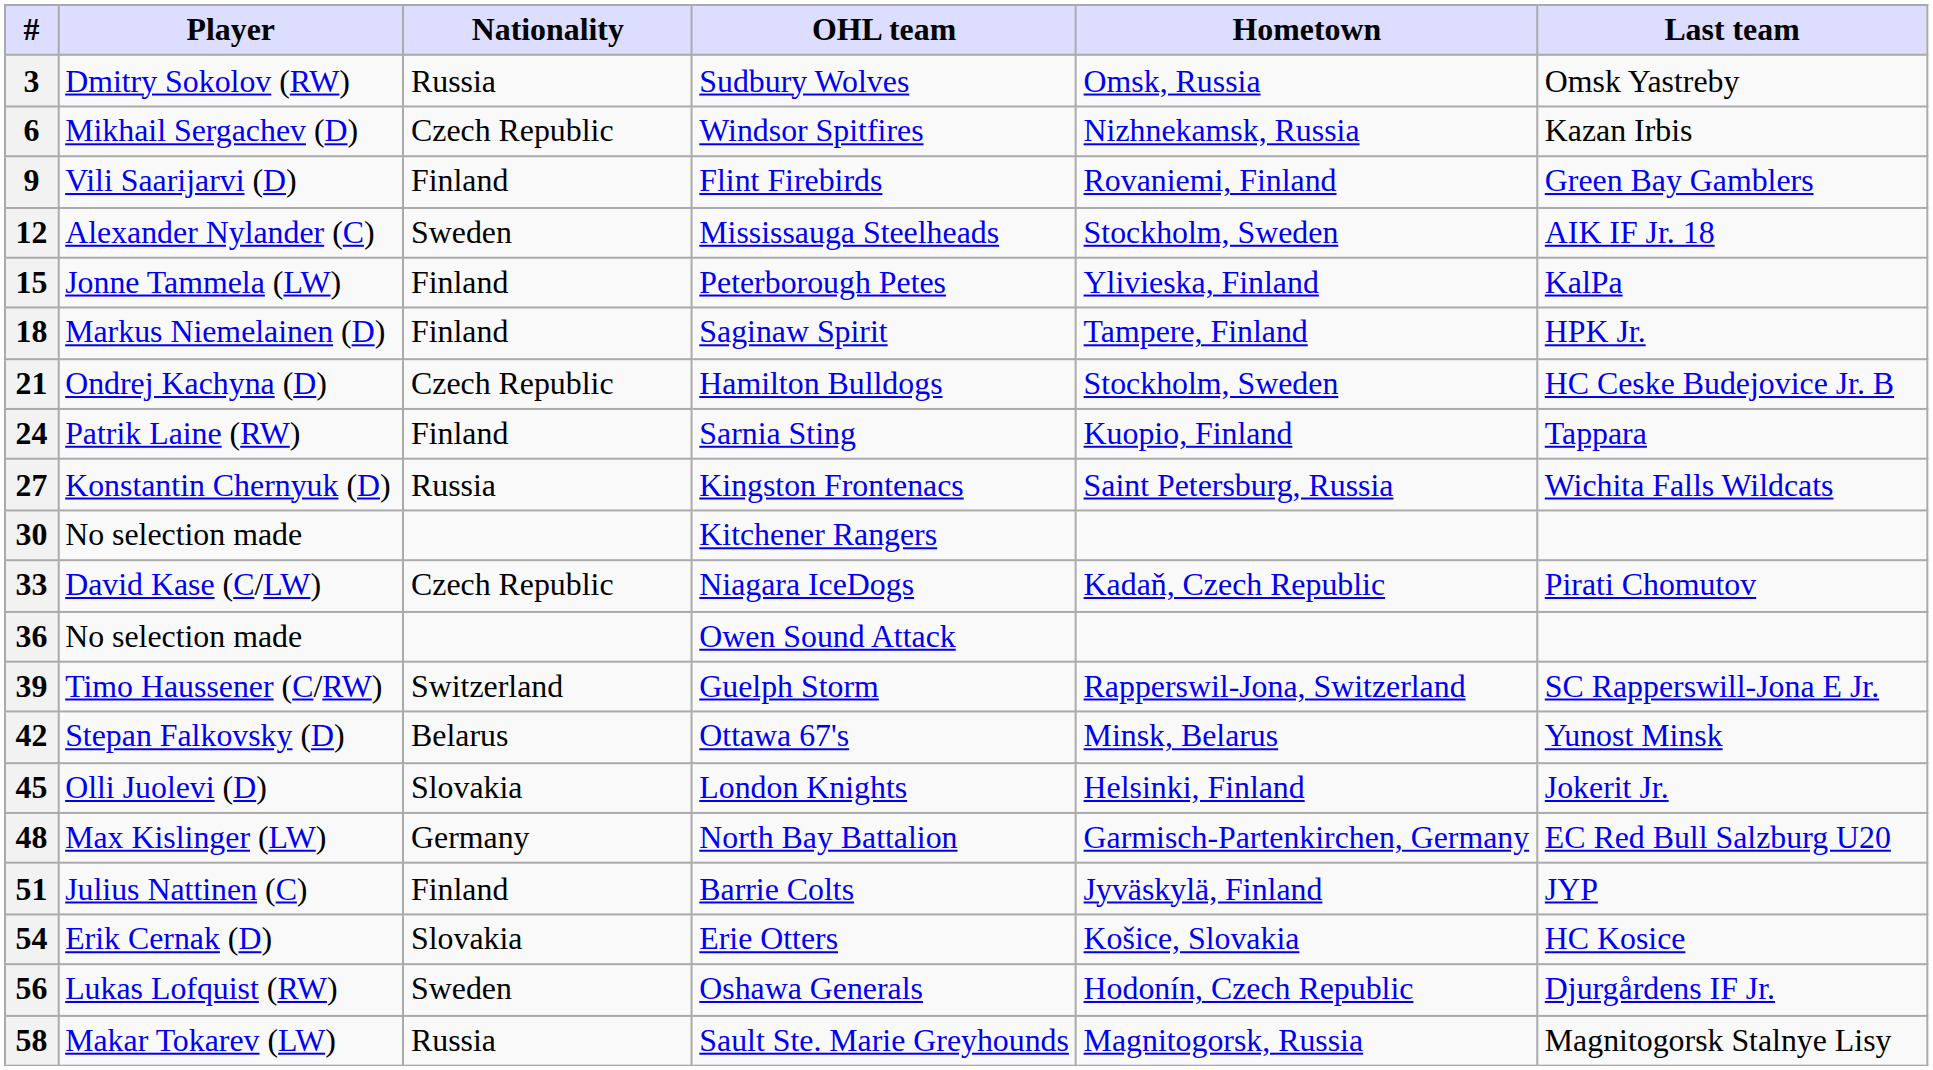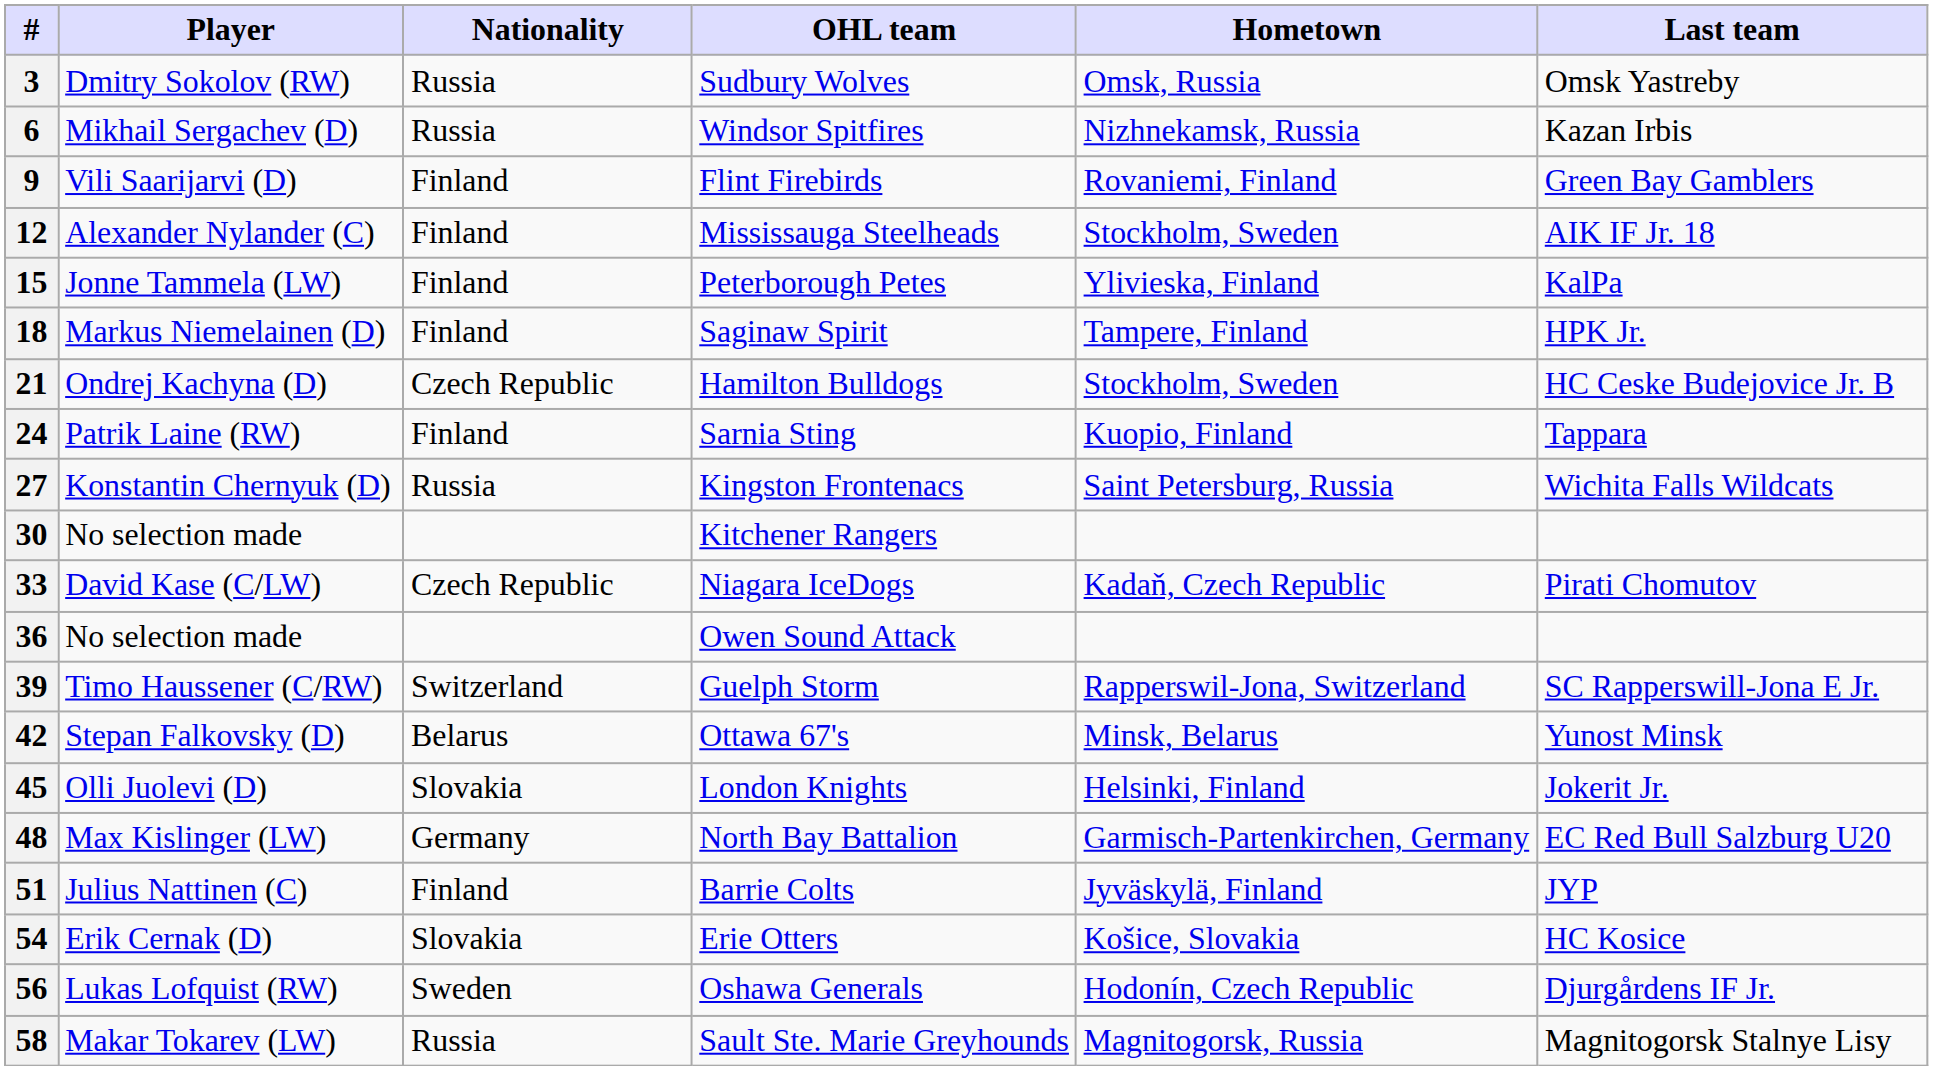(512, 130) Czech Republic -> (454, 130) Russia
(461, 231) Sweden -> (460, 231) Finland
